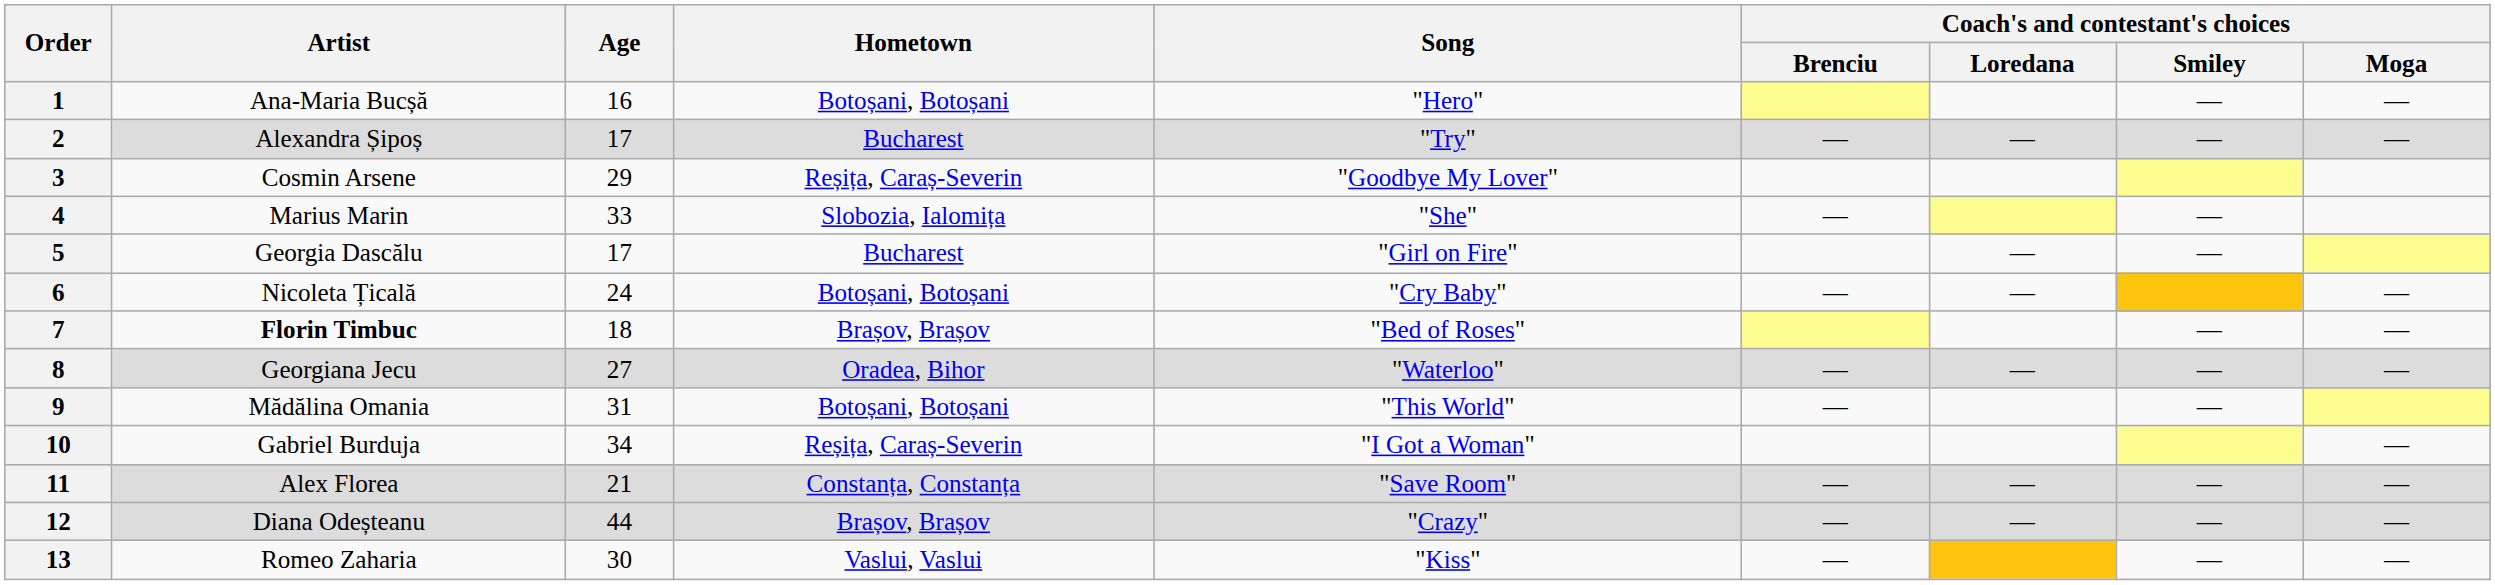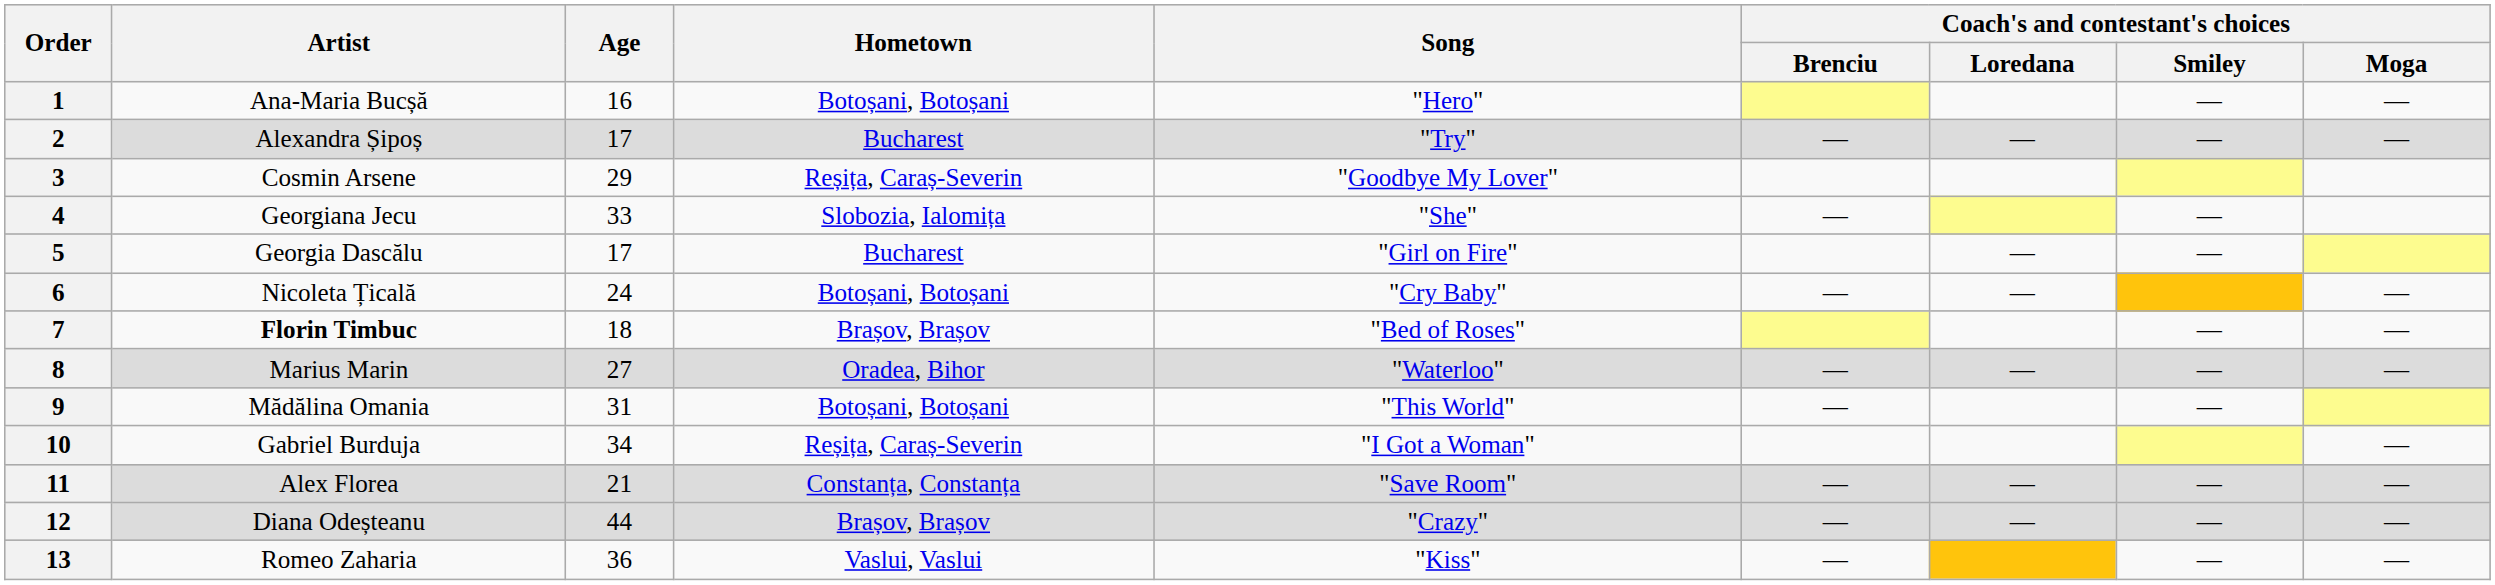(339, 215) Marius Marin -> (339, 215) Georgiana Jecu
(339, 368) Georgiana Jecu -> (339, 368) Marius Marin
(619, 560) 30 -> (619, 560) 36
